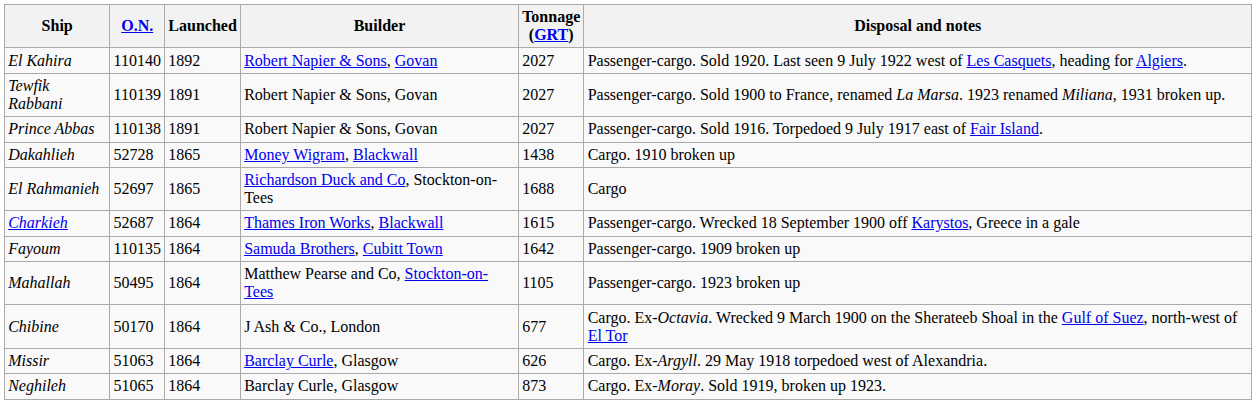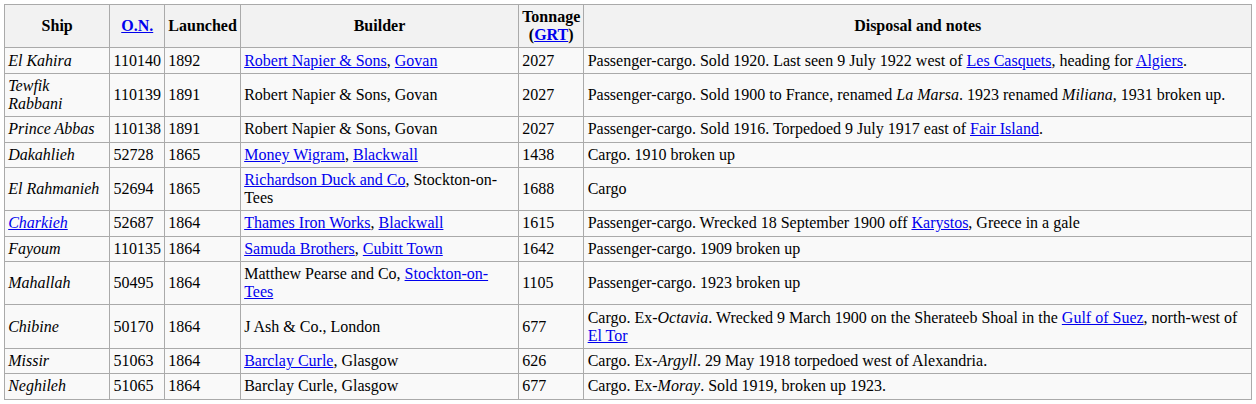(134, 189) 52697 -> (134, 189) 52694
(534, 386) 873 -> (534, 386) 677
